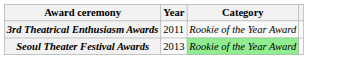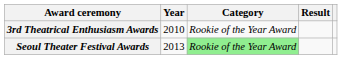+ column: (316, 12)
(174, 29) 2011 -> (174, 29) 2010
